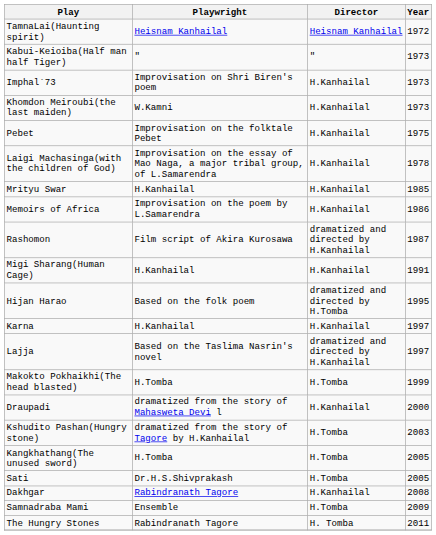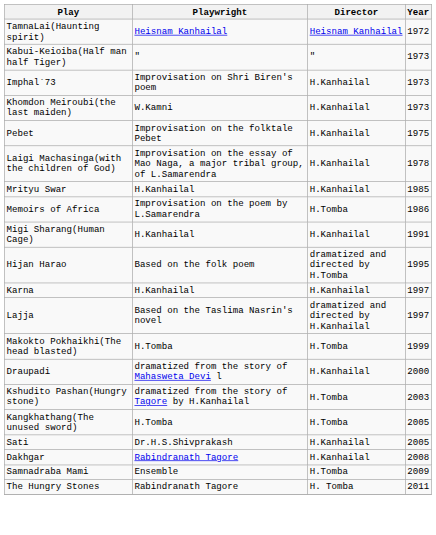(340, 209) H.Kanhailal -> (329, 209) H.Tomba
- row: (28, 240)
(329, 478) H.Tomba -> (340, 442) H.Kanhailal
